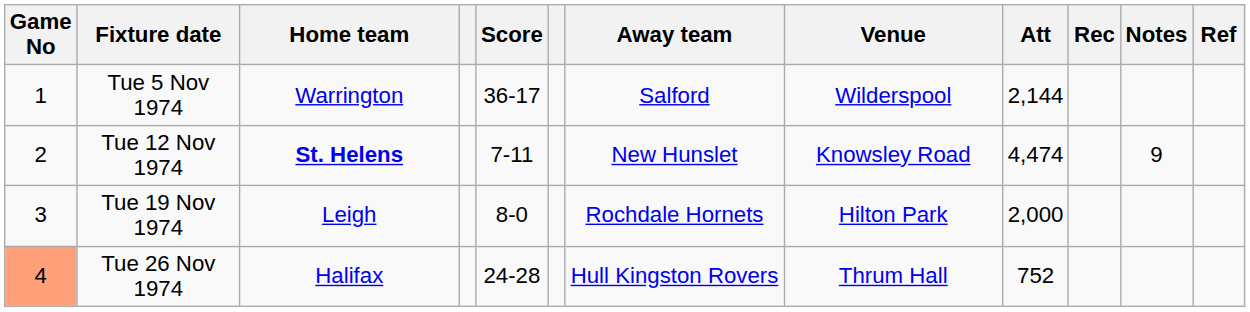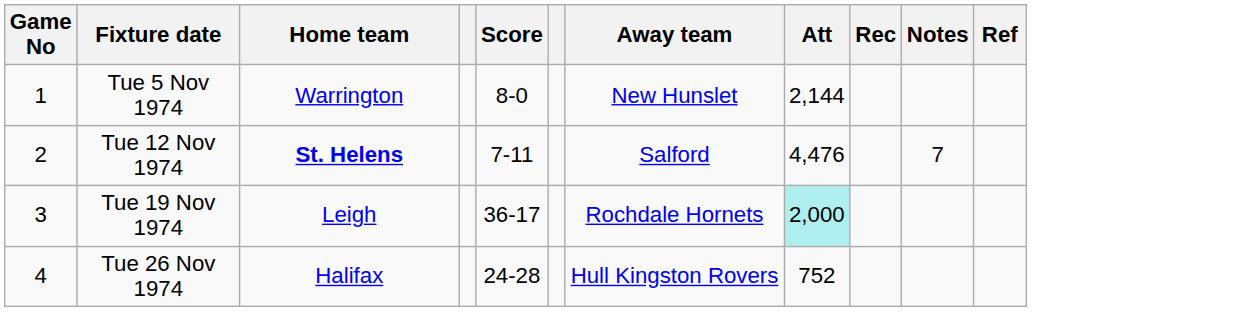- column: (893, 34)
(512, 94) 36-17 -> (512, 94) 8-0
(674, 94) Salford -> (674, 94) New Hunslet
(674, 155) New Hunslet -> (674, 155) Salford
(1036, 155) 4,474 -> (817, 155) 4,476
(1157, 155) 9 -> (938, 155) 7
(512, 215) 8-0 -> (512, 215) 36-17
(1036, 215) no background -> (817, 215) paleturquoise background
(41, 275) lightsalmon background -> (41, 275) no background
